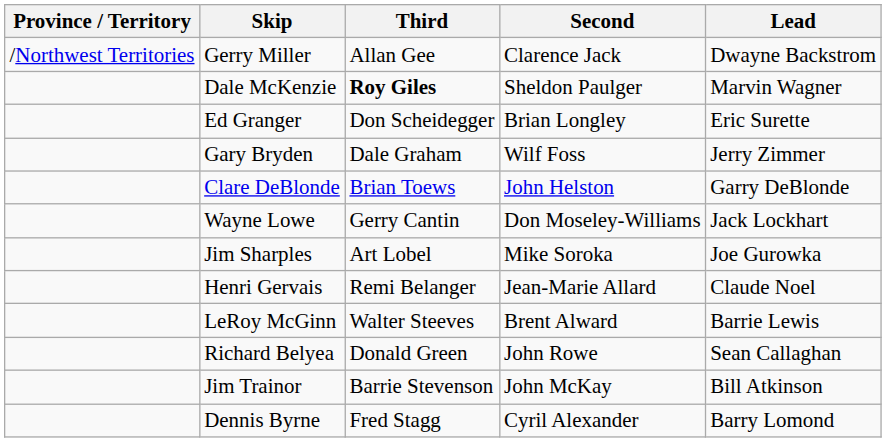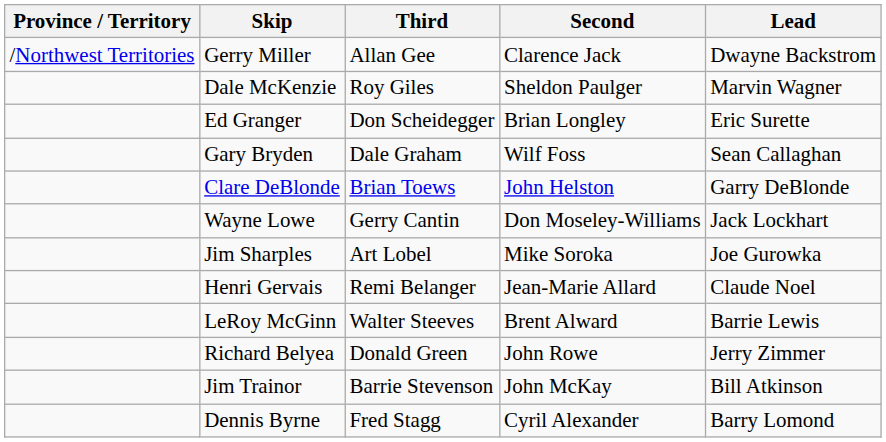(393, 87) bold -> (392, 87) normal
(768, 154) Jerry Zimmer -> (776, 154) Sean Callaghan
(776, 353) Sean Callaghan -> (768, 353) Jerry Zimmer
